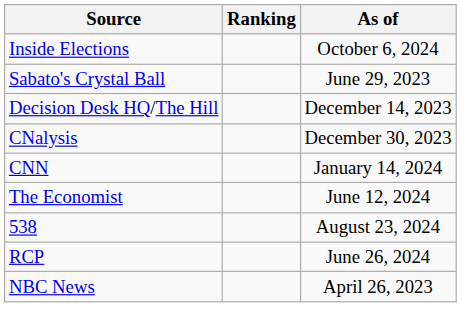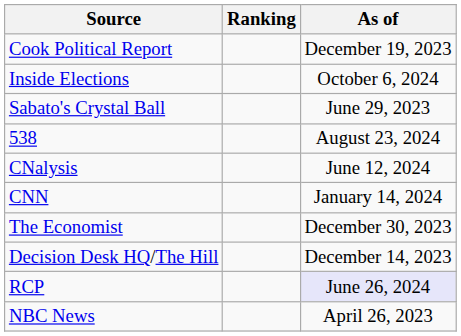+ row: (91, 49)
rows swapped: (114, 108) <-> (23, 227)
(378, 138) December 30, 2023 -> (378, 167) June 12, 2024
(378, 197) June 12, 2024 -> (378, 227) December 30, 2023
(378, 256) no background -> (378, 286) lavender background
